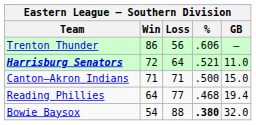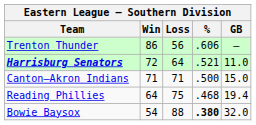(178, 95) 77 -> (178, 95) 75
